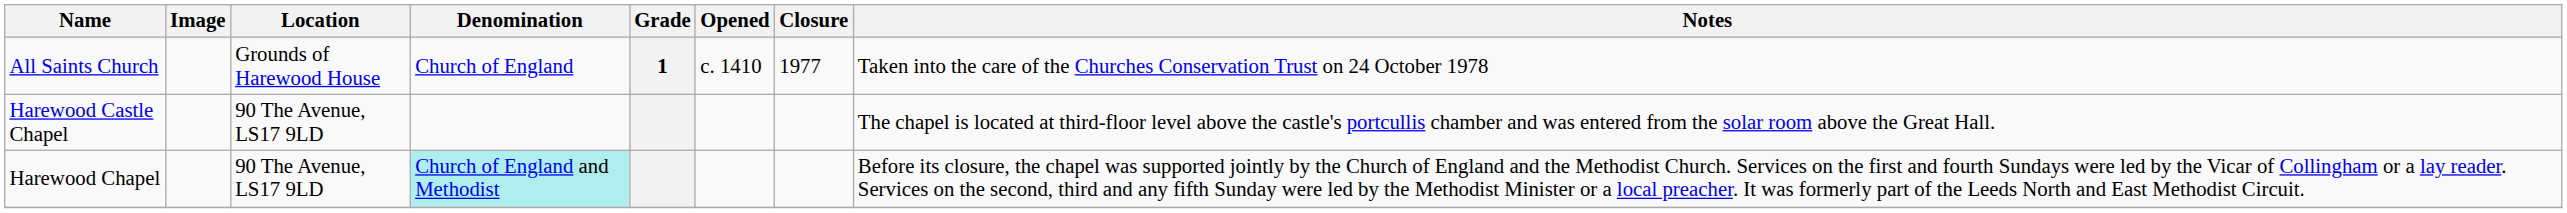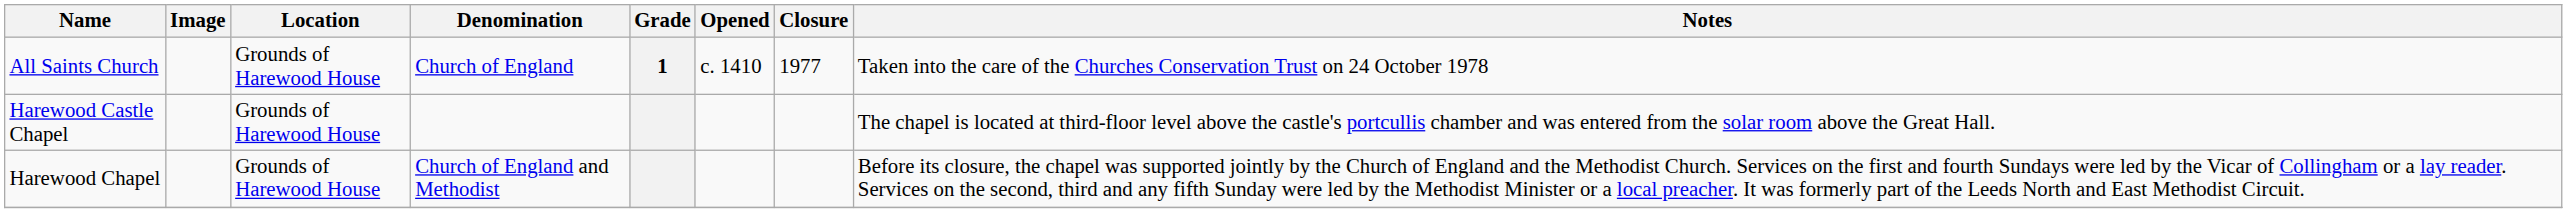(300, 122) 90 The Avenue, LS17 9LD -> (308, 122) Grounds of Harewood House
(300, 178) 90 The Avenue, LS17 9LD -> (308, 178) Grounds of Harewood House
(512, 178) paleturquoise background -> (512, 178) no background
